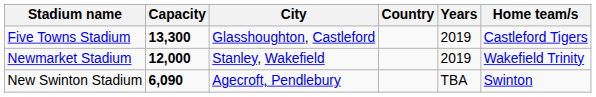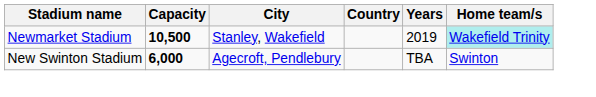- row: (69, 37)
(170, 59) 12,000 -> (170, 37) 10,500
(534, 59) no background -> (499, 37) paleturquoise background
(166, 80) 6,090 -> (166, 59) 6,000
